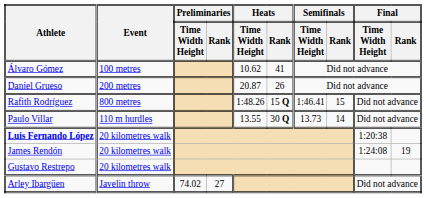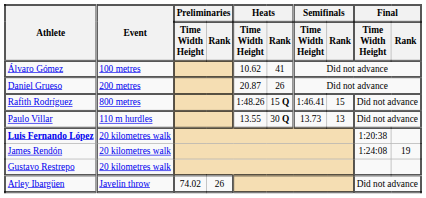(340, 119) 14 -> (340, 119) 13
(219, 184) 27 -> (219, 184) 26
